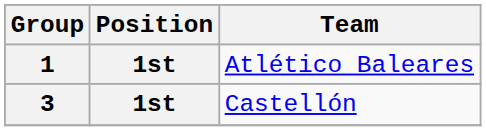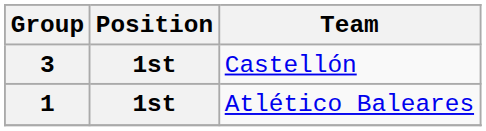rows swapped: (47, 65) <-> (47, 105)
